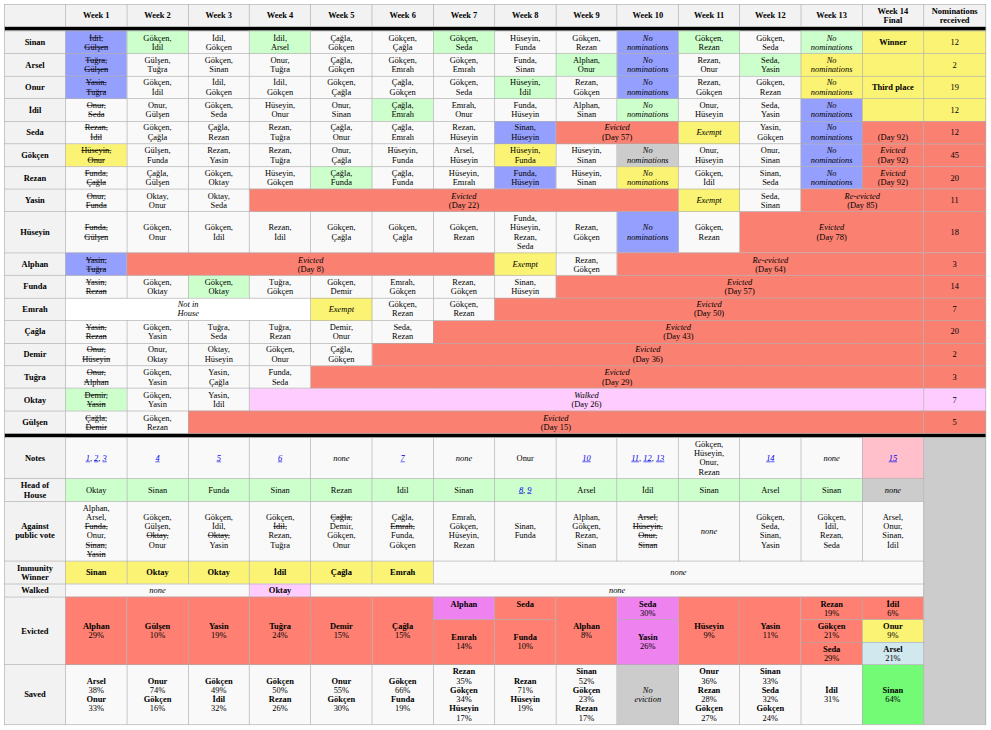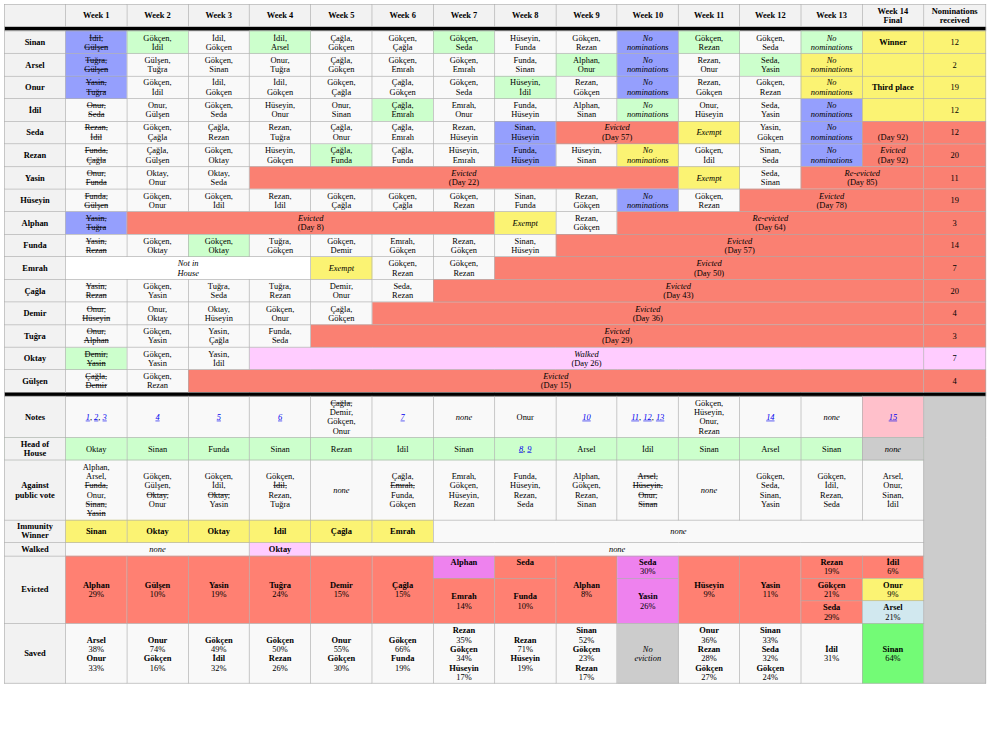- row: (35, 155)
(525, 232) Funda, Hüseyin, Rezan, Seda -> (525, 200) Sinan, Funda
(955, 232) 18 -> (955, 200) 19
(955, 354) 2 -> (955, 313) 4
(955, 422) 5 -> (955, 381) 4
(341, 458) none -> (341, 417) Çağla, Demir, Gökçen, Onur
(341, 531) Çağla, Demir, Gökçen, Onur -> (341, 490) none
(525, 531) Sinan, Funda -> (525, 490) Funda, Hüseyin, Rezan, Seda
